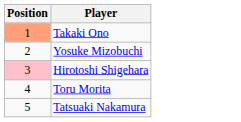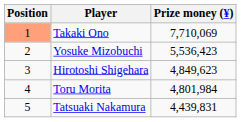+ column: (194, 13)
(27, 70) pink background -> (27, 70) no background
